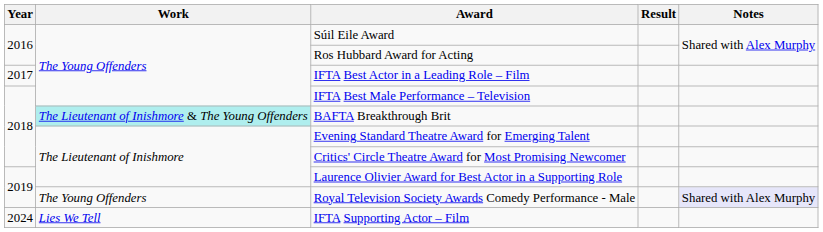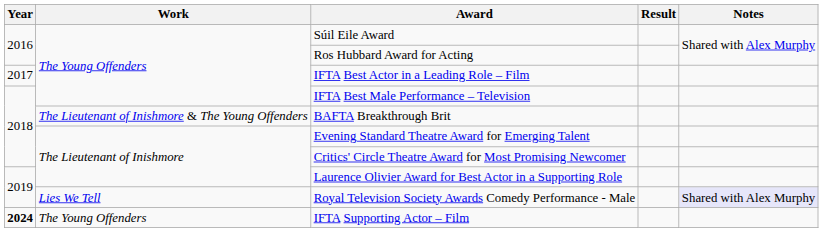(173, 116) paleturquoise background -> (173, 116) no background
(93, 197) The Young Offenders -> (70, 197) Lies We Tell
(20, 217) normal -> (20, 217) bold
(70, 217) Lies We Tell -> (93, 217) The Young Offenders
